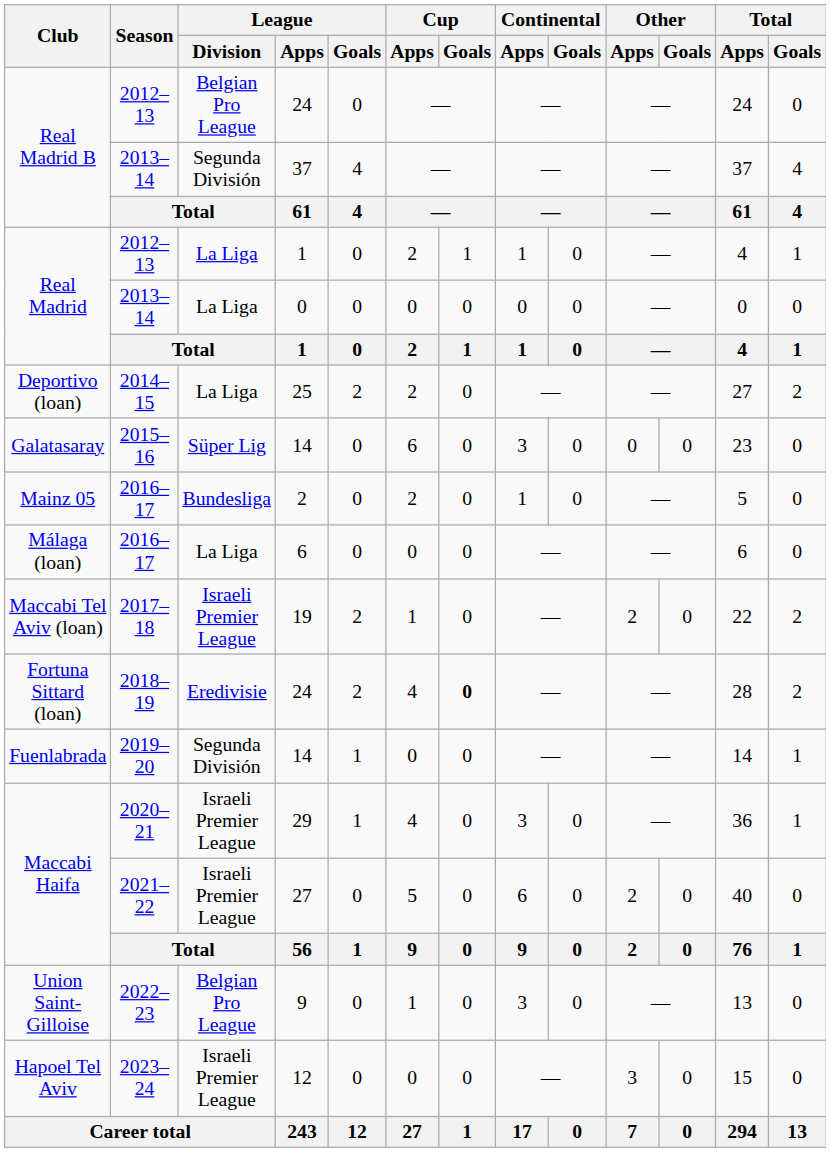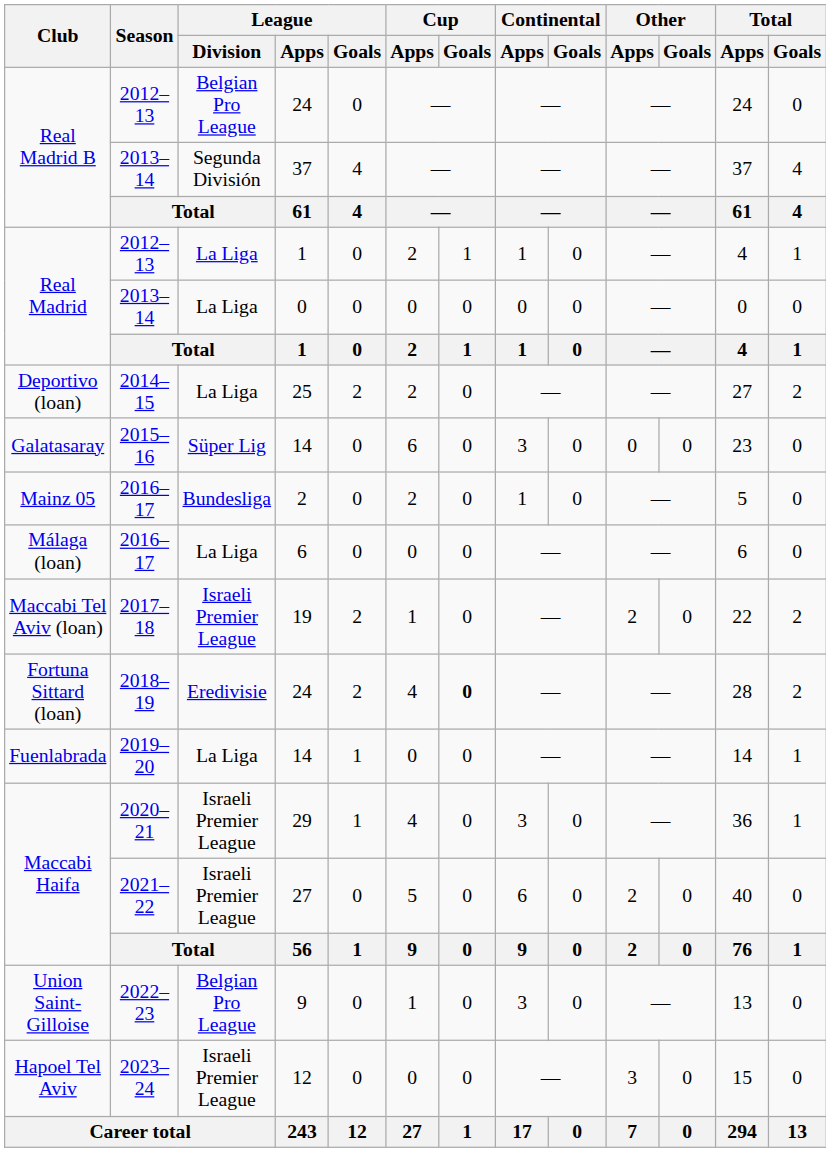(227, 755) Segunda División -> (227, 755) La Liga
